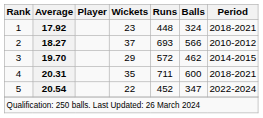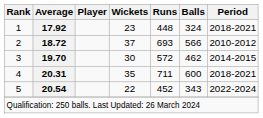(54, 43) 18.27 -> (54, 43) 18.72
(130, 58) 29 -> (130, 58) 30
(193, 89) 347 -> (193, 89) 343
